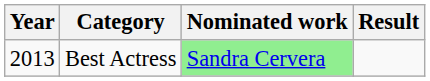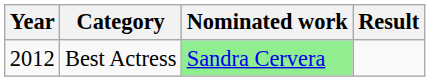(32, 57) 2013 -> (32, 57) 2012
